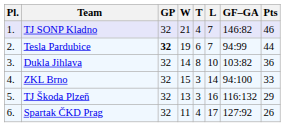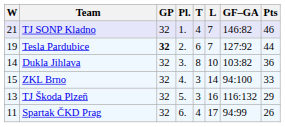columns swapped: (13, 12) <-> (185, 12)
(235, 46) 94:99 -> (237, 46) 127:92
(237, 113) 127:92 -> (235, 113) 94:99
